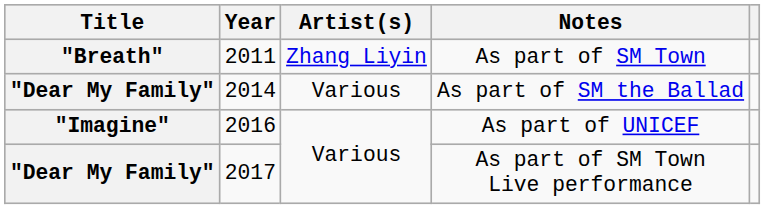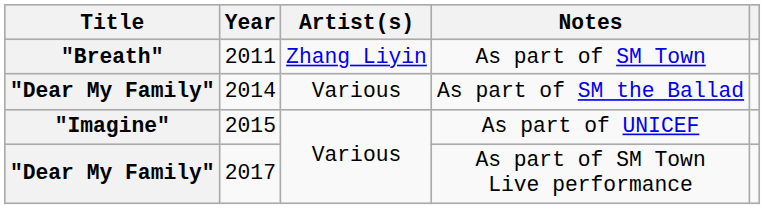(250, 126) 2016 -> (250, 126) 2015
